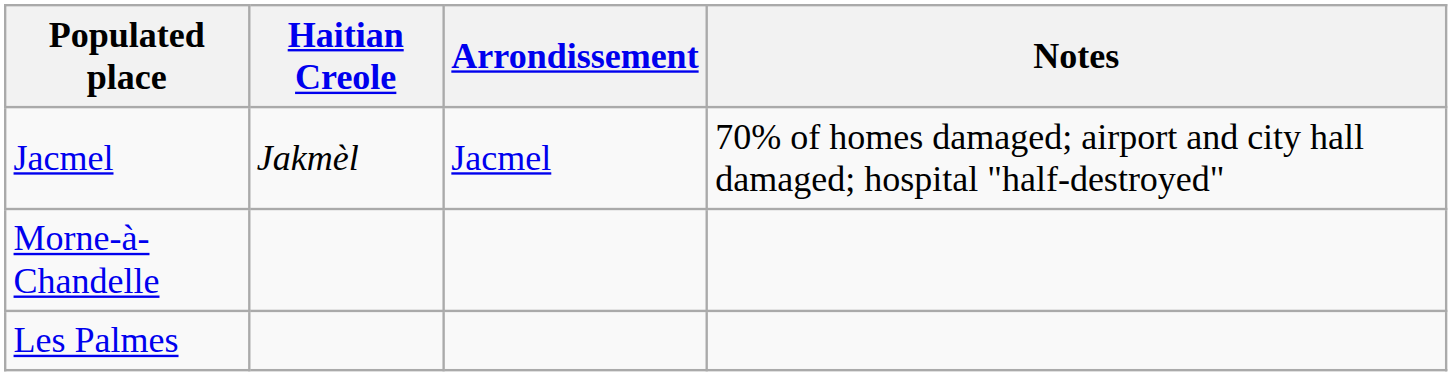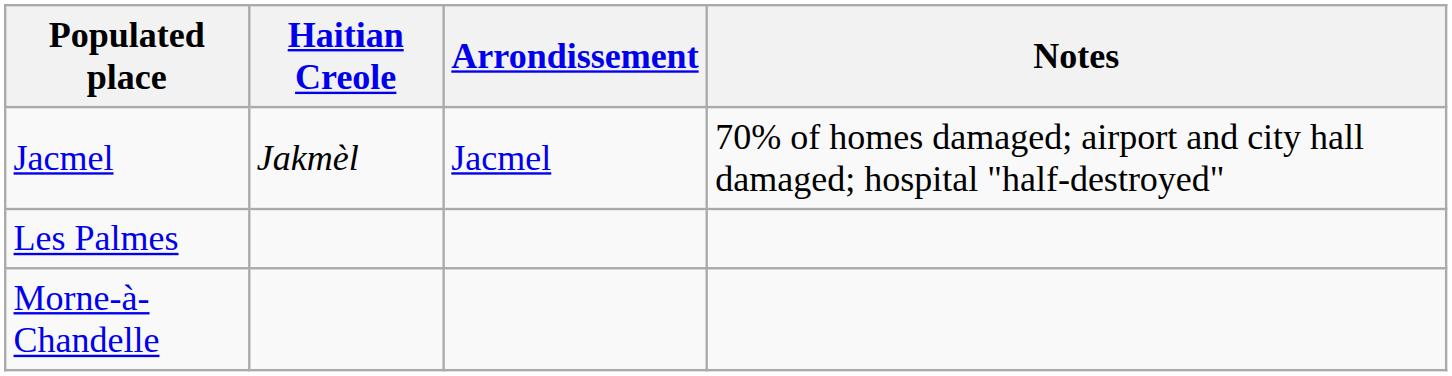rows swapped: (96, 340) <-> (87, 259)
